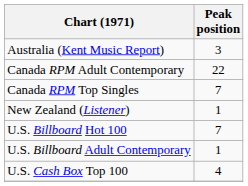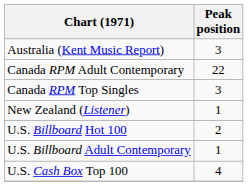(218, 89) 7 -> (218, 89) 3
(218, 130) 7 -> (218, 130) 2
